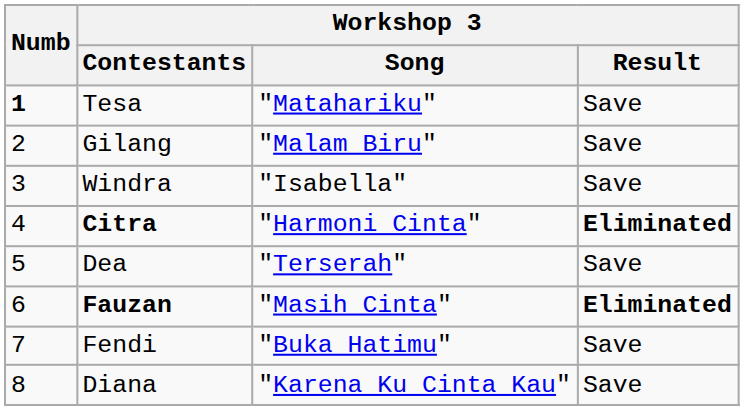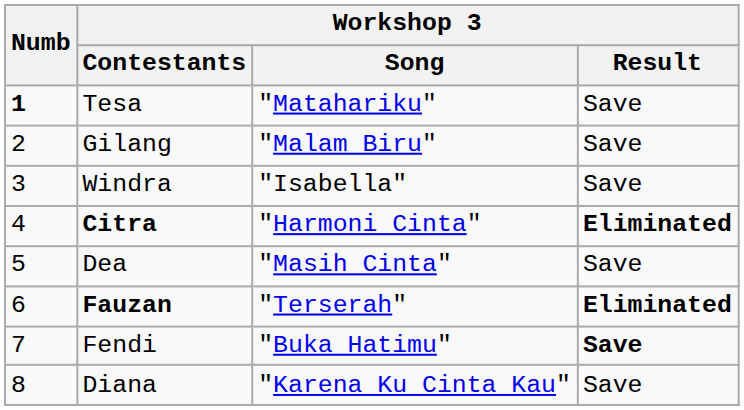(333, 266) "Terserah" -> (355, 266) "Masih Cinta"
(355, 306) "Masih Cinta" -> (333, 306) "Terserah"
(613, 346) normal -> (613, 346) bold
